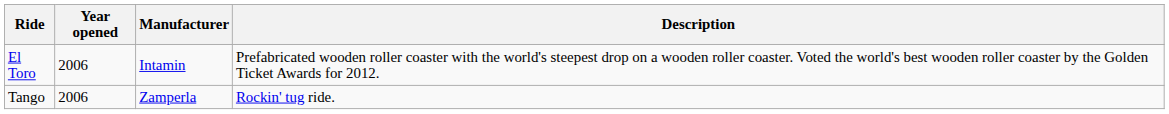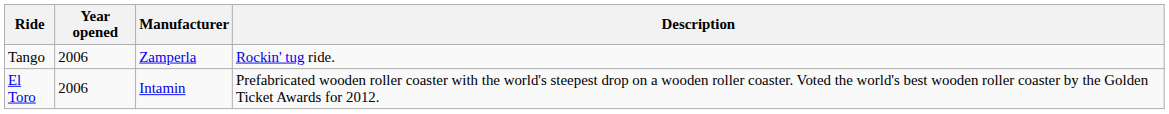rows swapped: (22, 65) <-> (26, 96)
